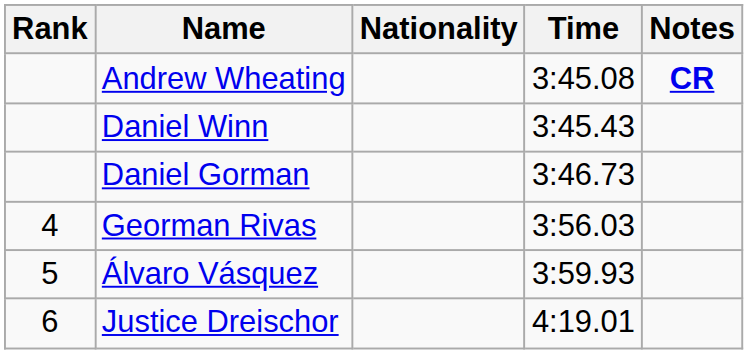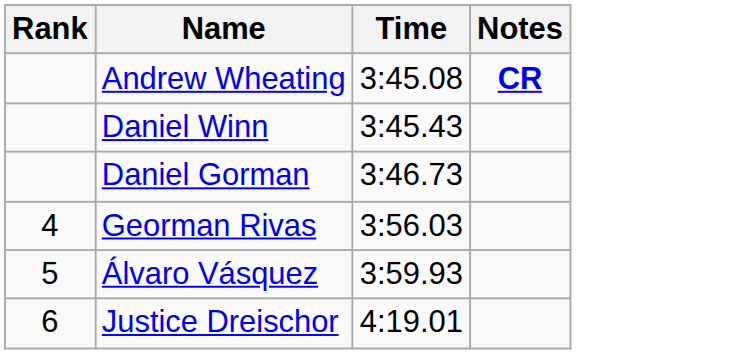- column: (439, 28)
